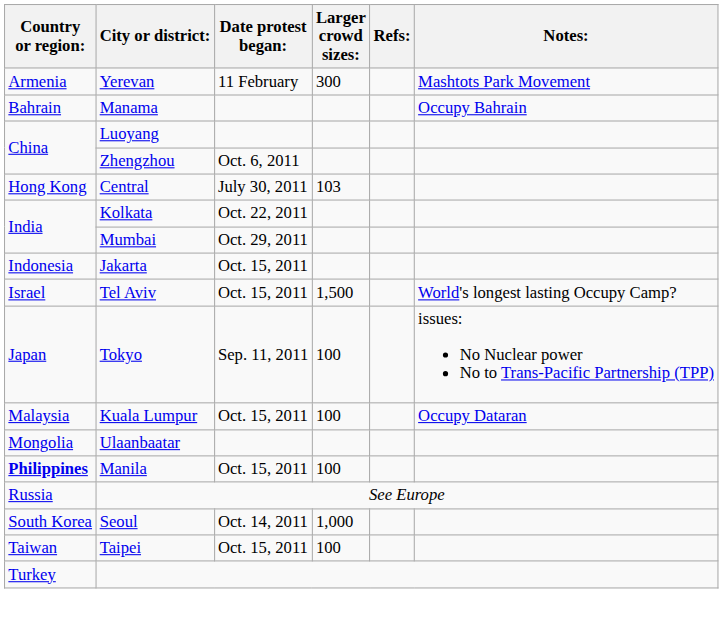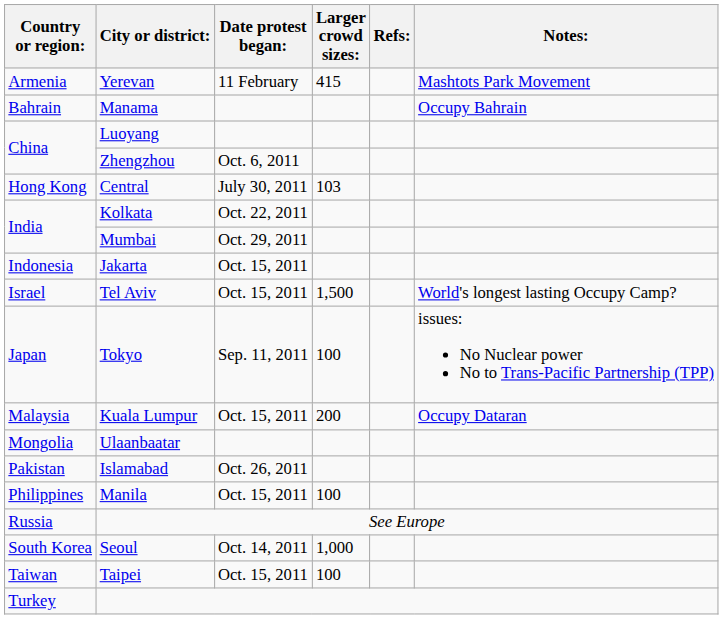(328, 81) 300 -> (328, 81) 415
(328, 416) 100 -> (328, 416) 200
+ row: (134, 468)
(48, 468) bold -> (46, 495) normal
